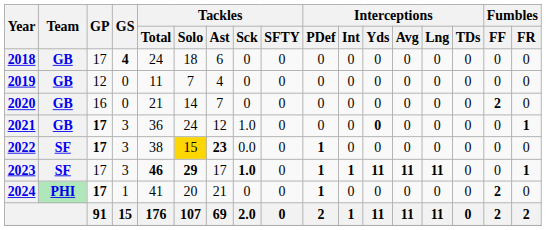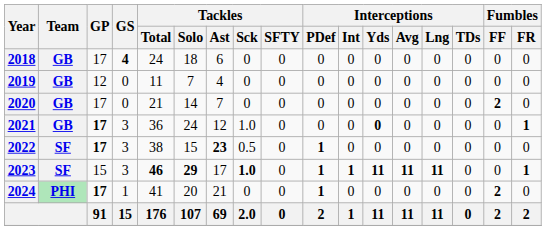(100, 103) 16 -> (100, 103) 17
(190, 147) gold background -> (190, 147) no background
(247, 147) 0.0 -> (247, 147) 0.5
(100, 170) 17 -> (100, 170) 15
